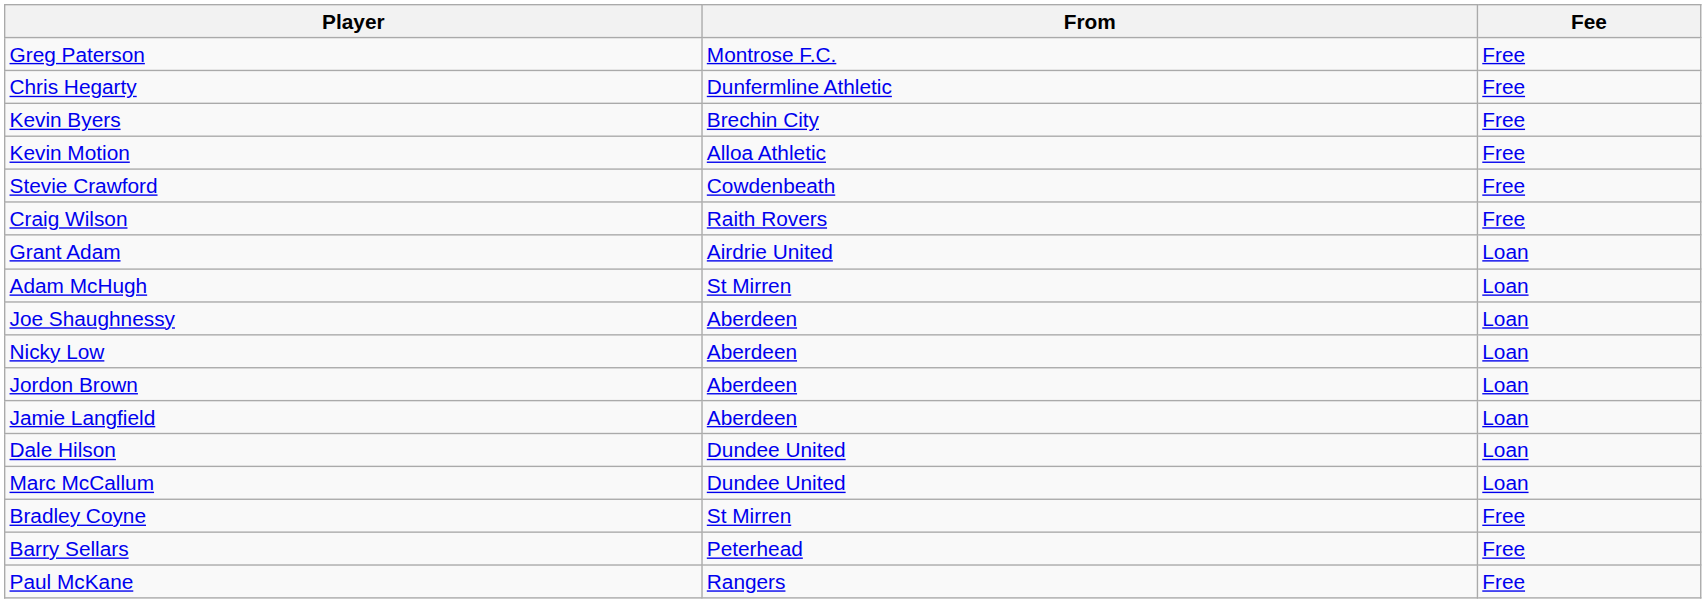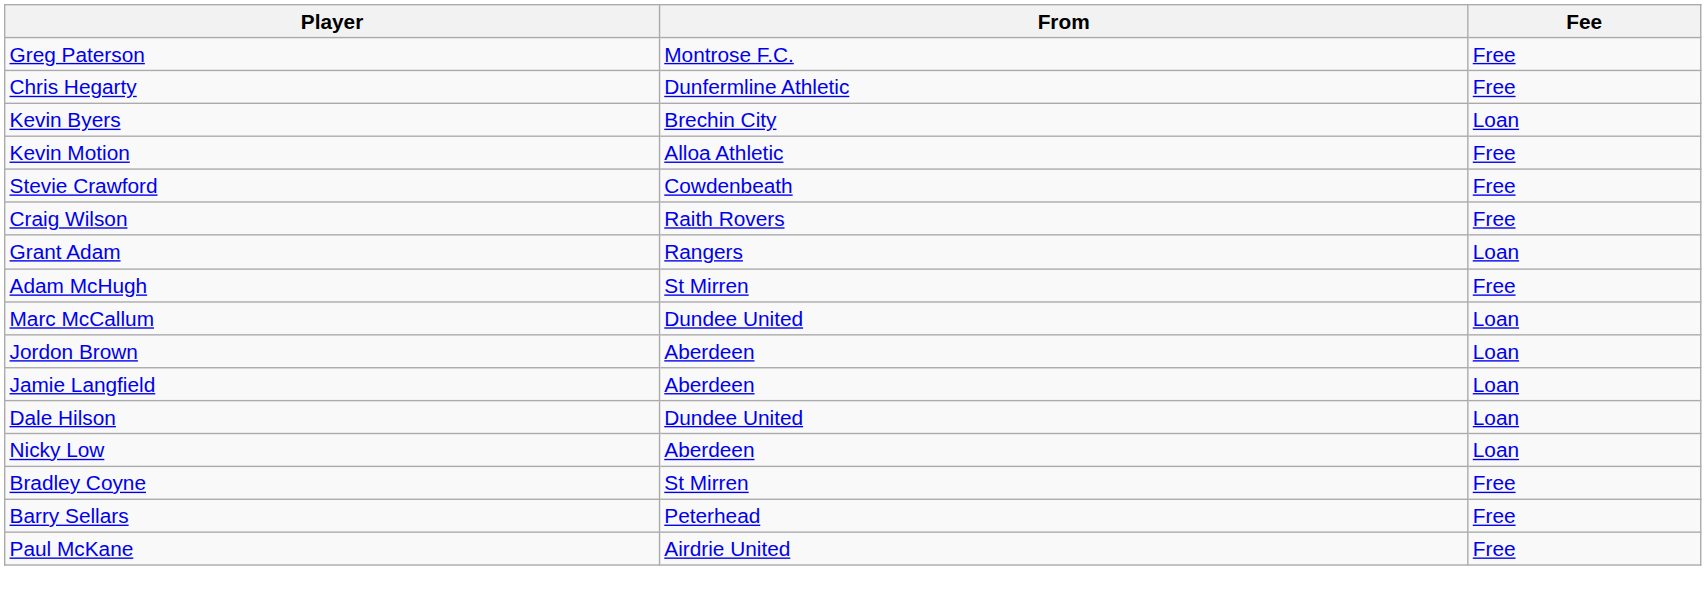(1504, 120) Free -> (1496, 120) Loan
(770, 252) Airdrie United -> (704, 252) Rangers
(1505, 285) Loan -> (1494, 285) Free
- row: (92, 318)
rows swapped: (57, 351) <-> (82, 483)
(746, 582) Rangers -> (727, 549) Airdrie United
